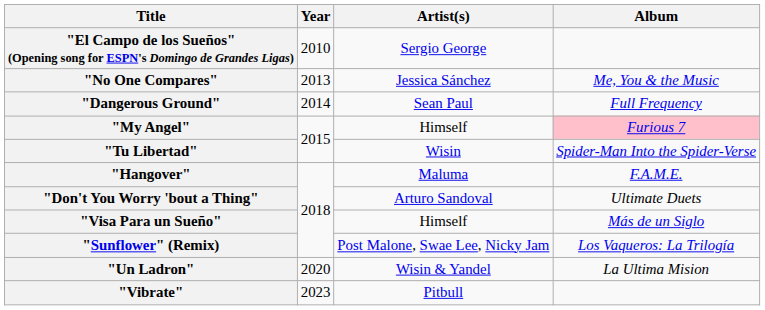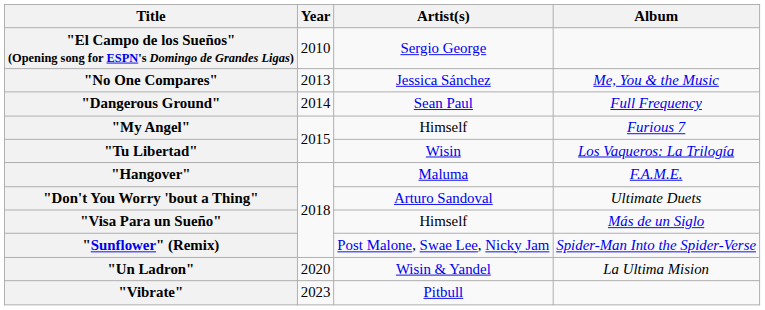(656, 127) pink background -> (656, 127) no background
(656, 151) Spider-Man Into the Spider-Verse -> (656, 151) Los Vaqueros: La Trilogía
(656, 245) Los Vaqueros: La Trilogía -> (656, 245) Spider-Man Into the Spider-Verse
